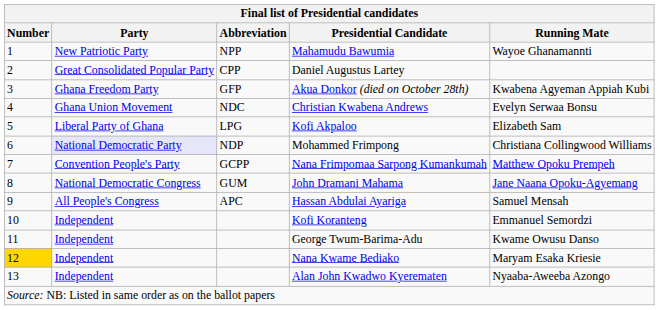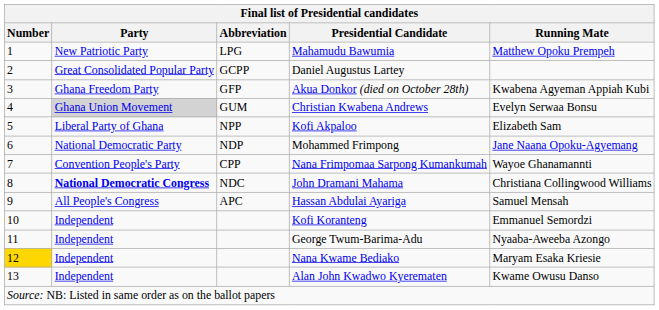(230, 51) NPP -> (231, 51) LPG
(542, 51) Wayoe Ghanamannti -> (554, 51) Matthew Opoku Prempeh
(230, 70) CPP -> (234, 70) GCPP
(114, 107) no background -> (114, 107) lightgrey background
(232, 107) NDC -> (233, 107) GUM
(231, 126) LPG -> (230, 126) NPP
(118, 145) lavender background -> (118, 145) no background
(572, 145) Christiana Collingwood Williams -> (565, 145) Jane Naana Opoku-Agyemang
(234, 164) GCPP -> (230, 164) CPP
(554, 164) Matthew Opoku Prempeh -> (542, 164) Wayoe Ghanamannti
(128, 182) normal -> (132, 182) bold
(233, 182) GUM -> (232, 182) NDC
(565, 182) Jane Naana Opoku-Agyemang -> (572, 182) Christiana Collingwood Williams
(546, 239) Kwame Owusu Danso -> (551, 239) Nyaaba-Aweeba Azongo
(551, 276) Nyaaba-Aweeba Azongo -> (546, 276) Kwame Owusu Danso
